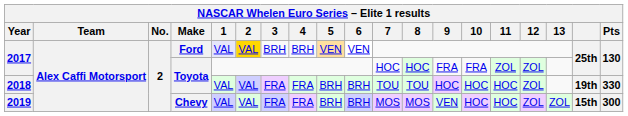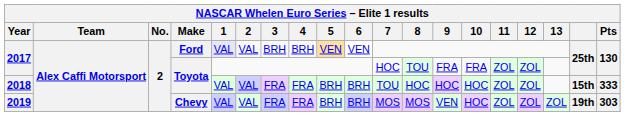(248, 49) gold background -> (248, 49) no background
(418, 67) HOC -> (418, 67) TOU
(418, 85) TOU -> (418, 85) HOC
(505, 85) HOC -> (504, 85) ZOL
(586, 85) 19th -> (583, 85) 15th
(612, 85) 330 -> (609, 85) 333
(505, 102) HOC -> (504, 102) ZOL
(586, 102) 15th -> (583, 102) 19th
(612, 102) 300 -> (609, 102) 303
